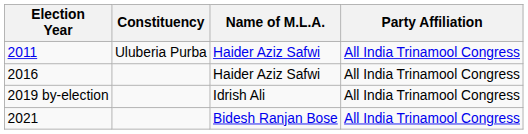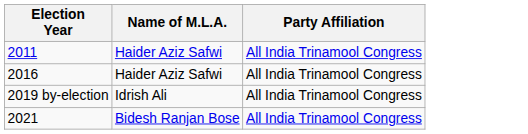- column: (161, 23)
